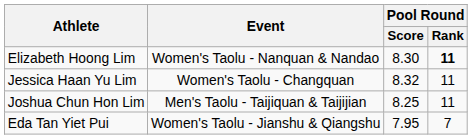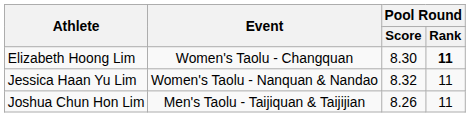(266, 58) Women's Taolu - Nanquan & Nandao -> (264, 58) Women's Taolu - Changquan
(266, 80) Women's Taolu - Changquan -> (264, 80) Women's Taolu - Nanquan & Nandao
(406, 102) 8.25 -> (403, 102) 8.26
- row: (58, 124)
